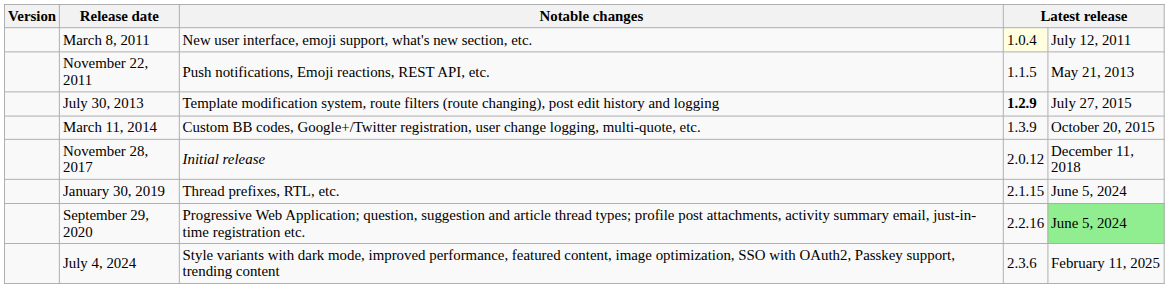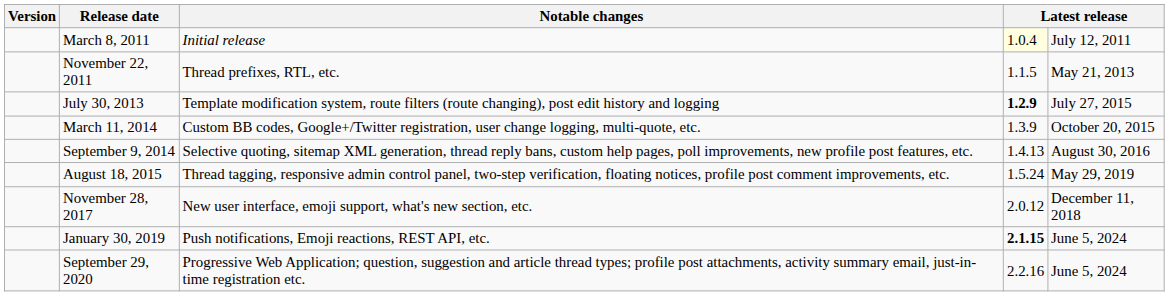(357, 39) New user interface, emoji support, what's new section, etc. -> (224, 39) Initial release
(336, 71) Push notifications, Emoji reactions, REST API, etc. -> (261, 71) Thread prefixes, RTL, etc.
+ row: (119, 151)
+ row: (112, 174)
(224, 159) Initial release -> (357, 206) New user interface, emoji support, what's new section, etc.
(261, 191) Thread prefixes, RTL, etc. -> (336, 238) Push notifications, Emoji reactions, REST API, etc.
(1026, 191) normal -> (1026, 238) bold
(1089, 223) lightgreen background -> (1089, 270) no background
- row: (100, 263)
